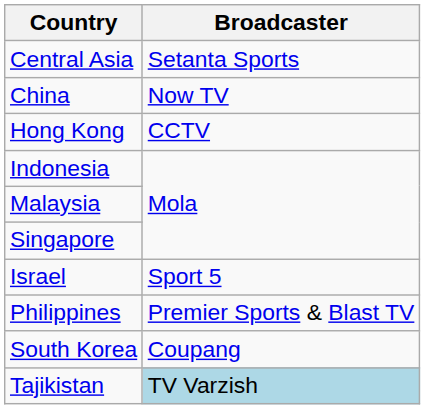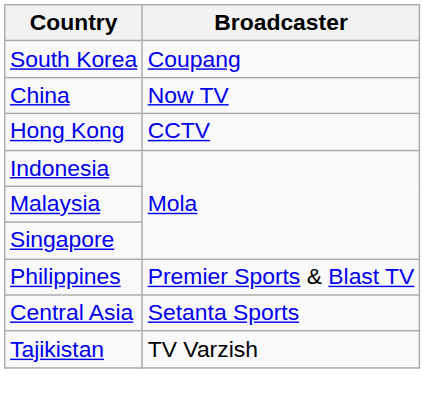rows swapped: (72, 58) <-> (74, 349)
- row: (38, 276)
(203, 385) lightblue background -> (203, 349) no background
